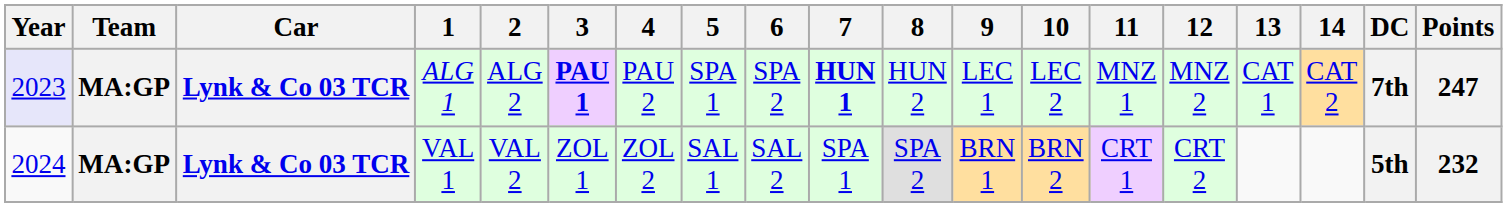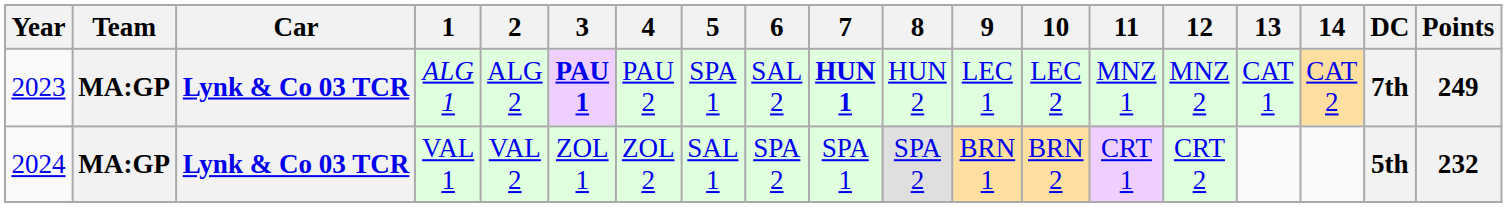(38, 86) lavender background -> (38, 86) no background
(777, 86) SPA 2 -> (777, 86) SAL 2
(1458, 86) 247 -> (1458, 86) 249
(777, 163) SAL 2 -> (777, 163) SPA 2
